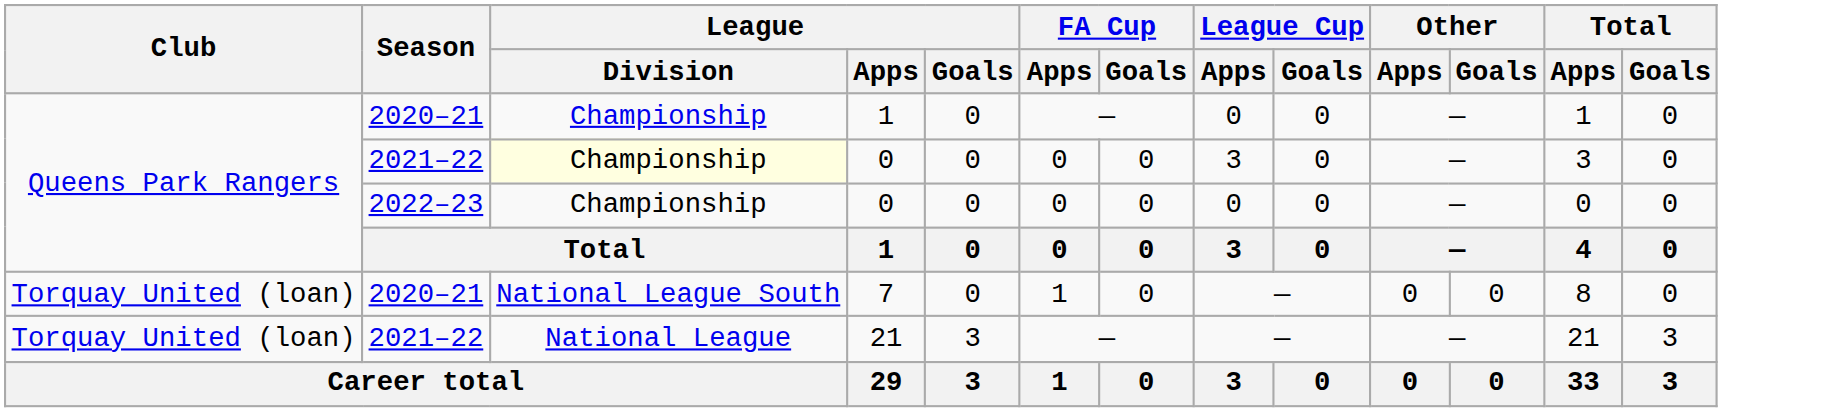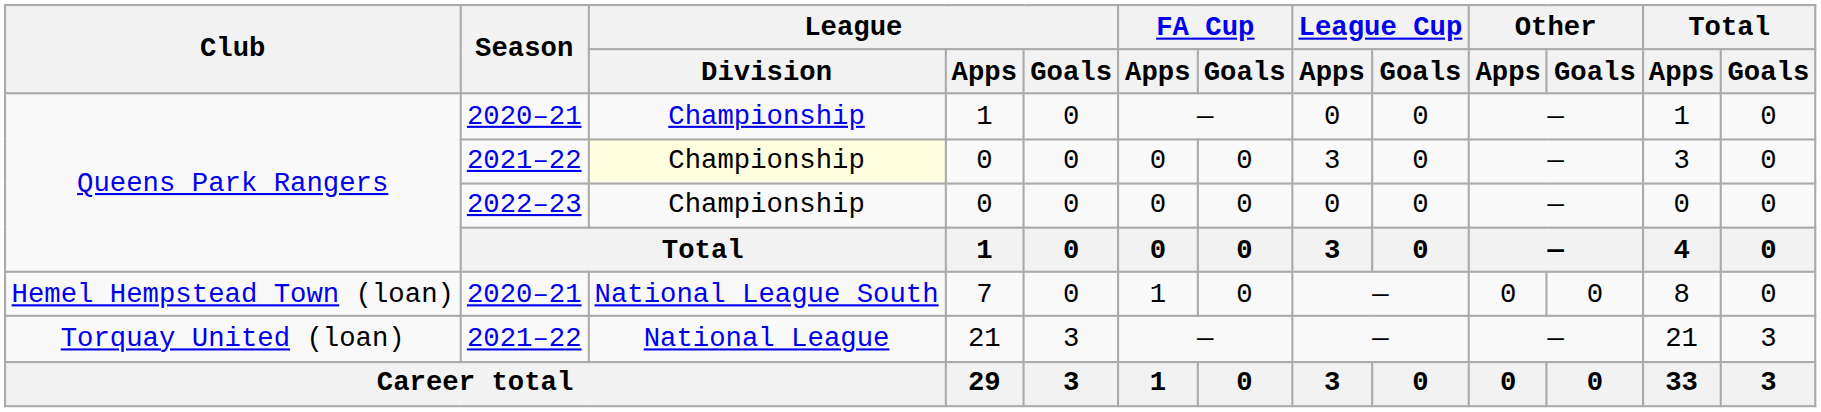(184, 294) Torquay United (loan) -> (233, 294) Hemel Hempstead Town (loan)
